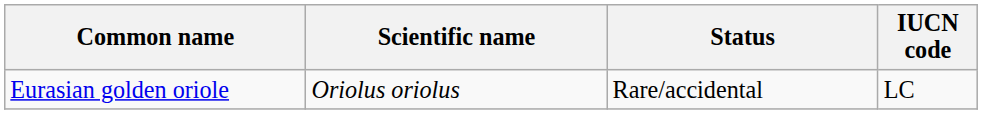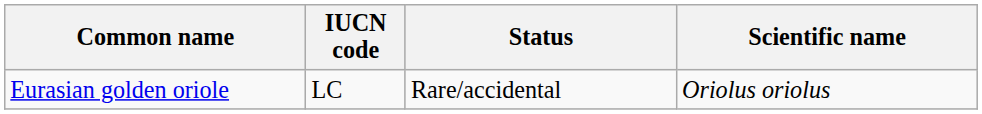columns swapped: (456, 37) <-> (928, 37)
